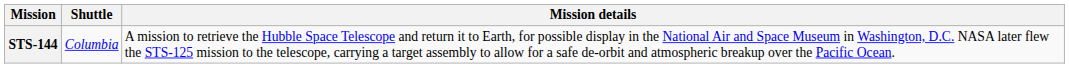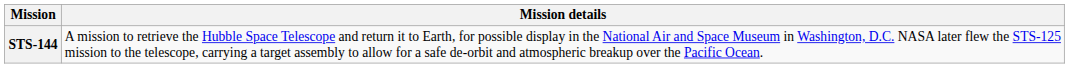- column: (92, 15)
